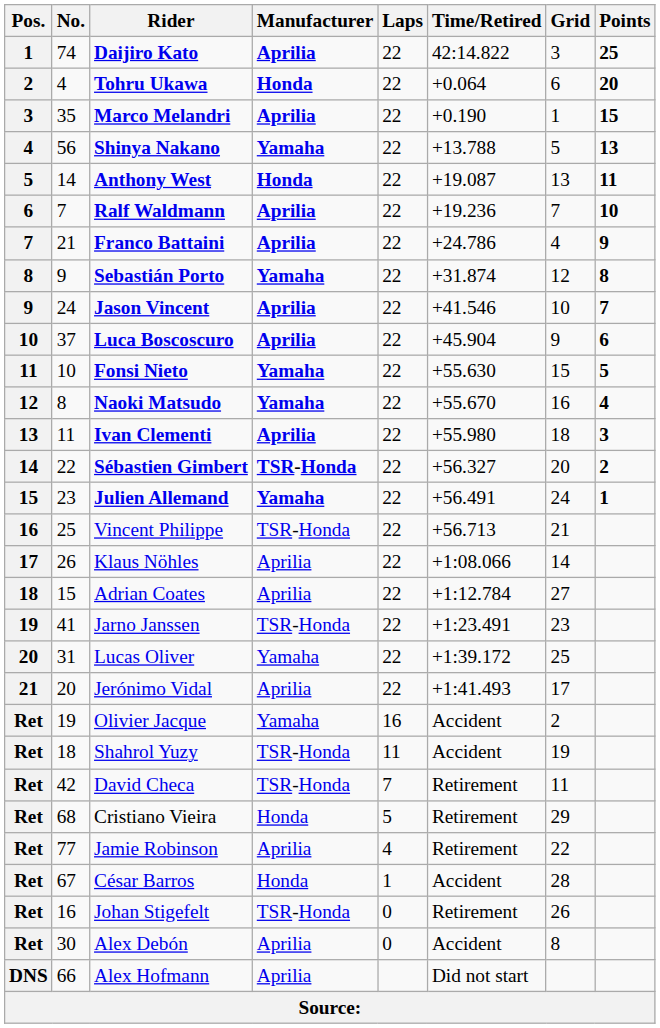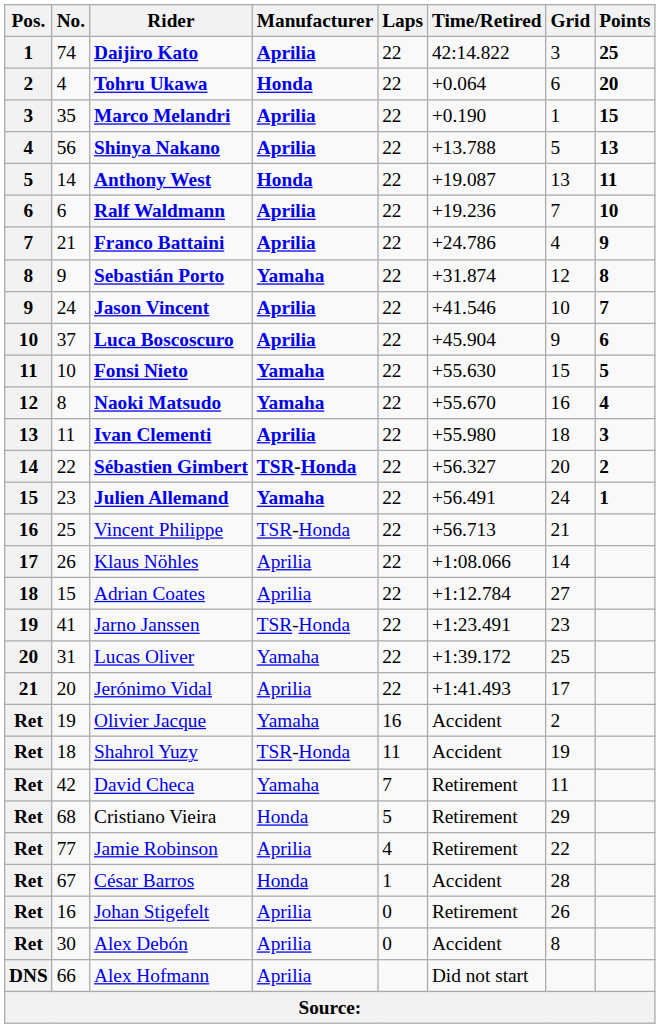(291, 147) Yamaha -> (286, 147) Aprilia
(62, 211) 7 -> (62, 211) 6
(303, 784) TSR-Honda -> (288, 784) Yamaha
(303, 911) TSR-Honda -> (284, 911) Aprilia
